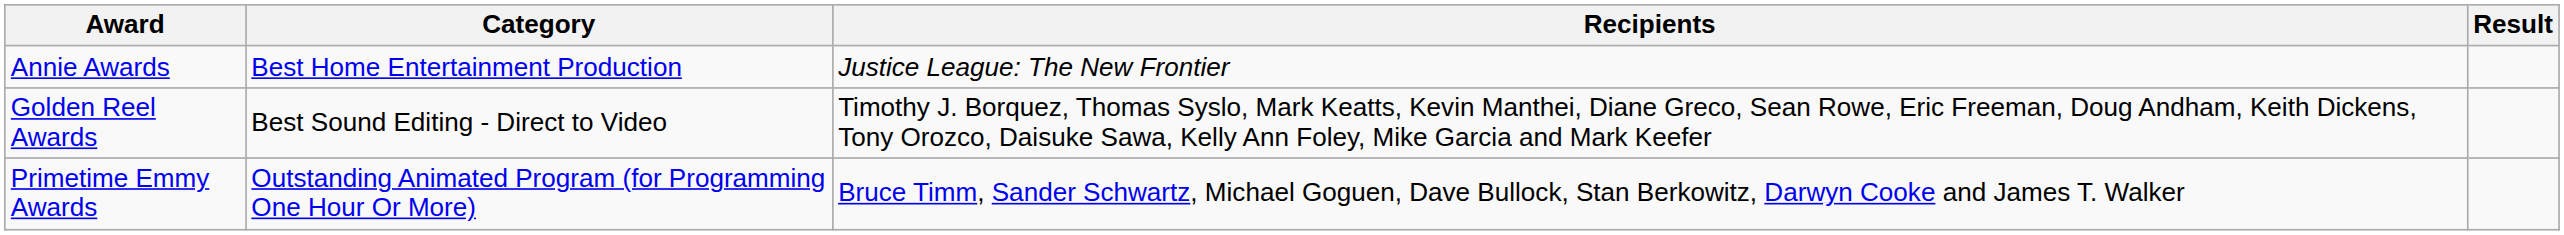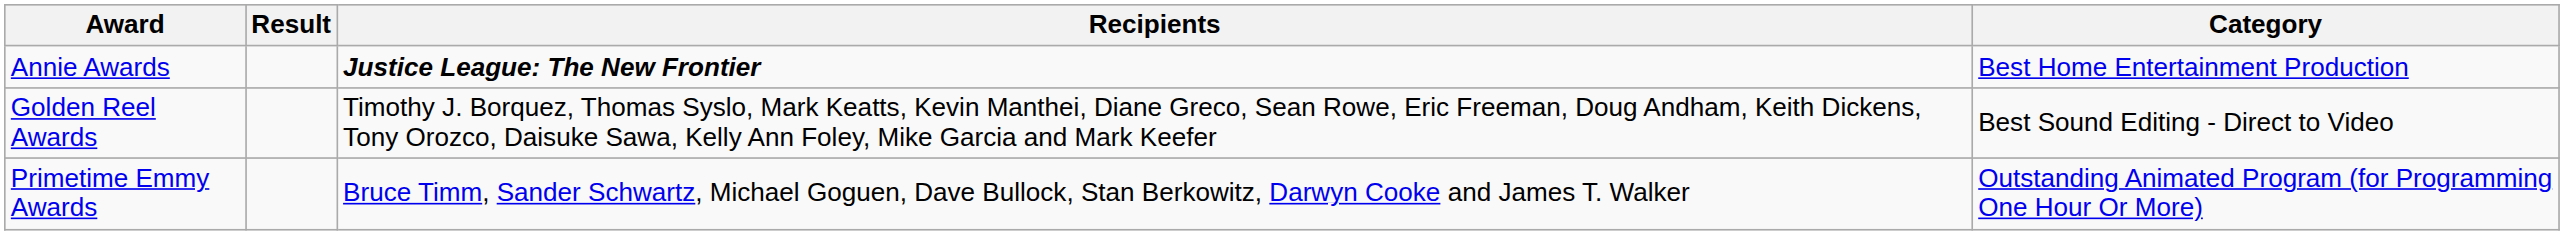columns swapped: (539, 25) <-> (2513, 25)
(1034, 66) normal -> (552, 66) bold
